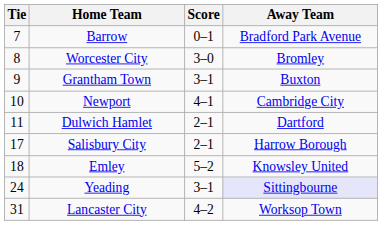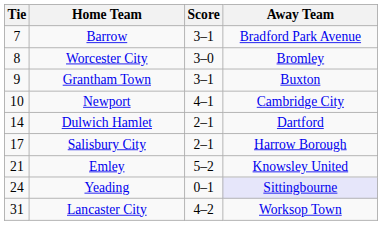(204, 36) 0–1 -> (204, 36) 3–1
(17, 123) 11 -> (17, 123) 14
(17, 166) 18 -> (17, 166) 21
(204, 187) 3–1 -> (204, 187) 0–1
